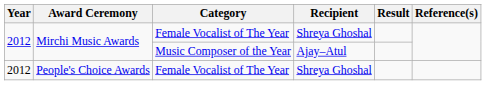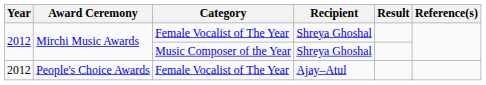(321, 51) Ajay–Atul -> (334, 51) Shreya Ghoshal
(334, 70) Shreya Ghoshal -> (321, 70) Ajay–Atul
